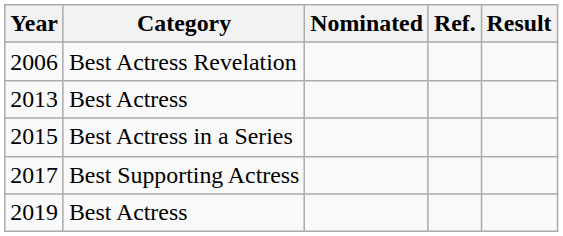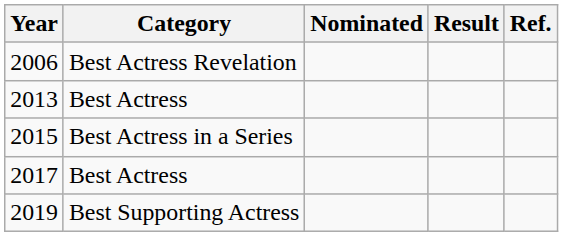columns swapped: (519, 23) <-> (455, 23)
(184, 174) Best Supporting Actress -> (128, 174) Best Actress
(128, 212) Best Actress -> (184, 212) Best Supporting Actress
